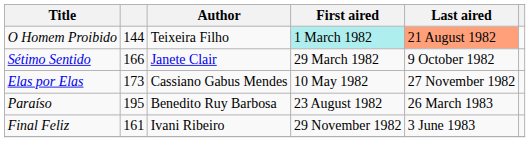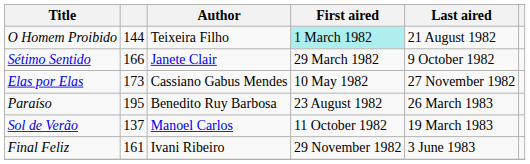(452, 37) lightsalmon background -> (452, 37) no background
+ row: (43, 125)
